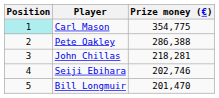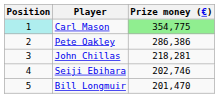(171, 27) no background -> (171, 27) lightgreen background
(171, 41) 286,388 -> (171, 41) 286,386
